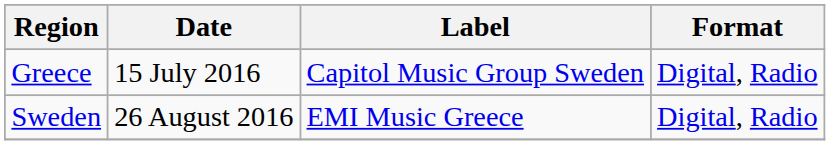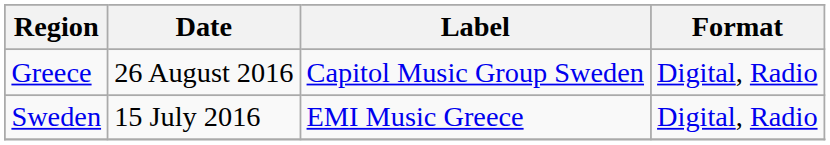(187, 71) 15 July 2016 -> (204, 71) 26 August 2016
(204, 116) 26 August 2016 -> (187, 116) 15 July 2016
